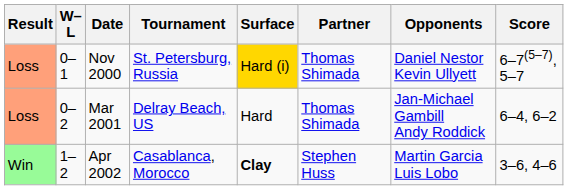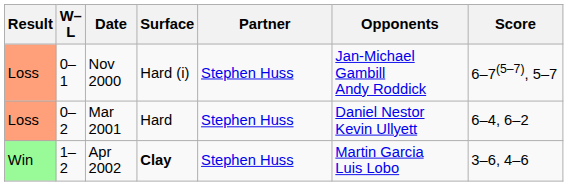- column: (183, 24)
(265, 66) gold background -> (165, 72) no background
(330, 66) Thomas Shimada -> (247, 72) Stephen Huss
(439, 66) Daniel Nestor Kevin Ullyett -> (381, 72) Jan-Michael Gambill Andy Roddick
(330, 116) Thomas Shimada -> (247, 120) Stephen Huss
(440, 116) Jan-Michael Gambill Andy Roddick -> (380, 120) Daniel Nestor Kevin Ullyett
